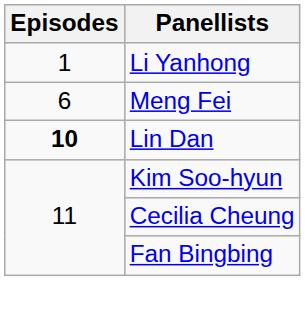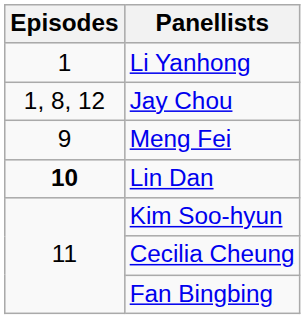+ row: (181, 100)
(64, 100) 6 -> (64, 139) 9
